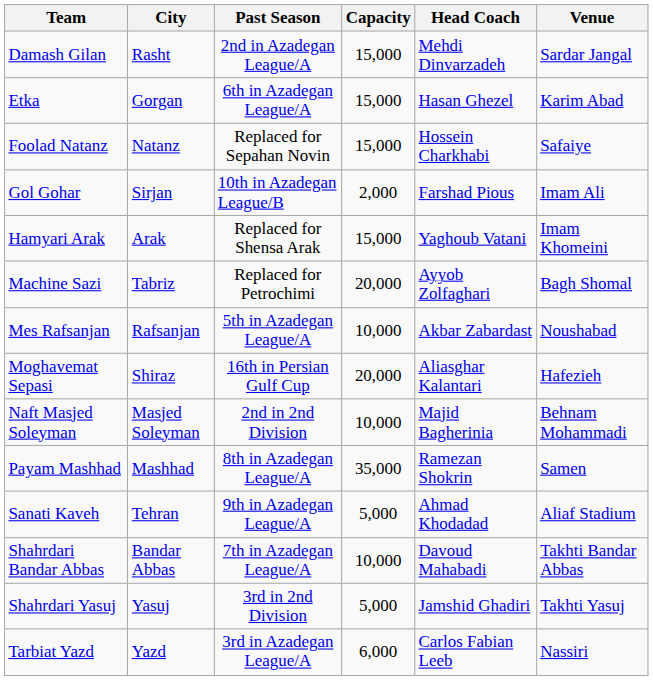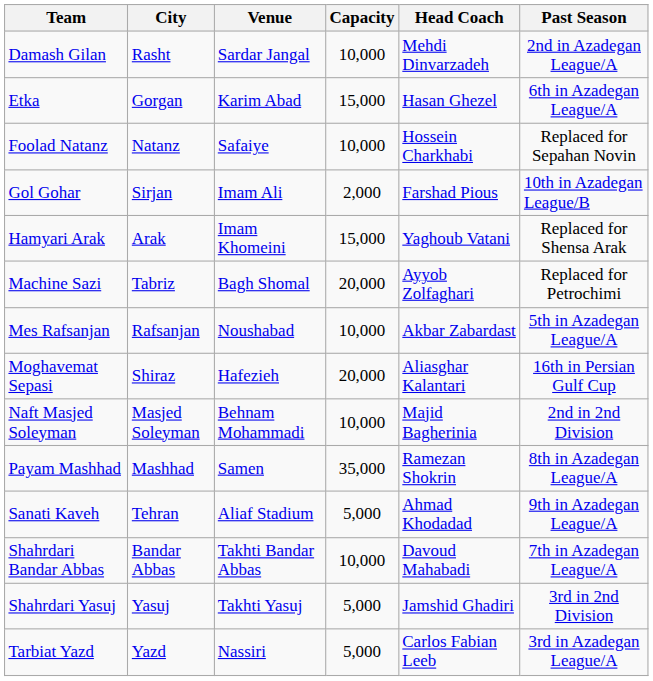columns swapped: (592, 17) <-> (278, 17)
(378, 54) 15,000 -> (362, 54) 10,000
(378, 146) 15,000 -> (362, 146) 10,000
(378, 652) 6,000 -> (362, 652) 5,000
